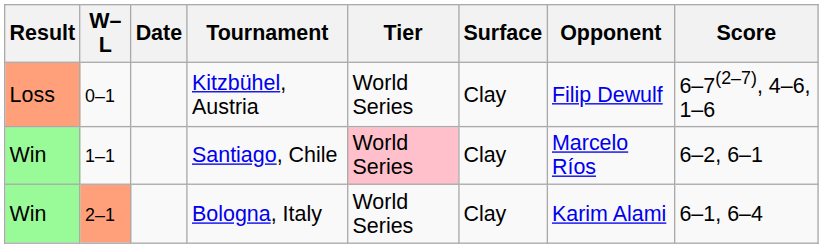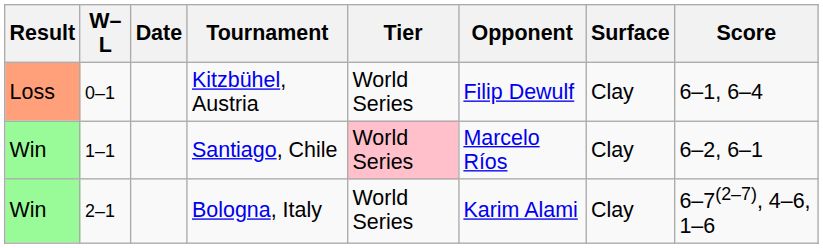columns swapped: (503, 33) <-> (611, 33)
(745, 94) 6–7(2–7), 4–6, 1–6 -> (721, 91) 6–1, 6–4
(100, 215) lightsalmon background -> (100, 212) no background
(721, 213) 6–1, 6–4 -> (745, 210) 6–7(2–7), 4–6, 1–6
